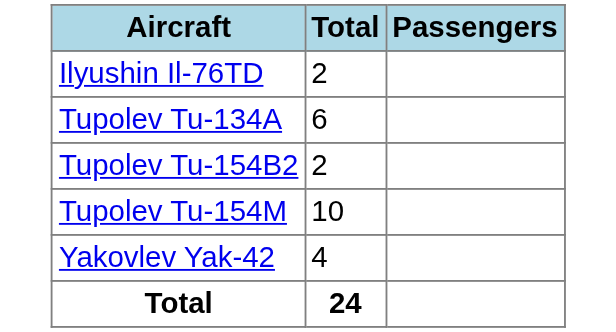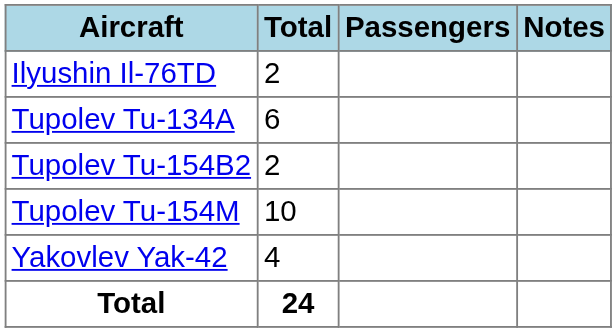+ column: (564, 27)
